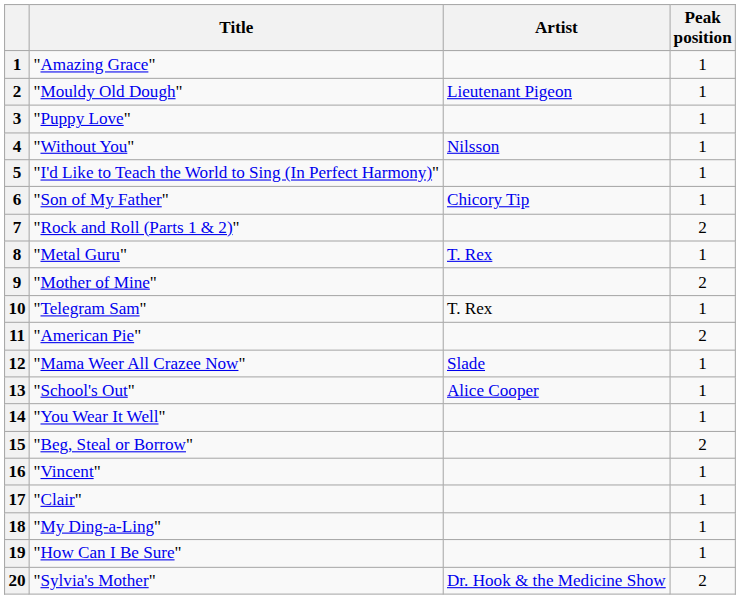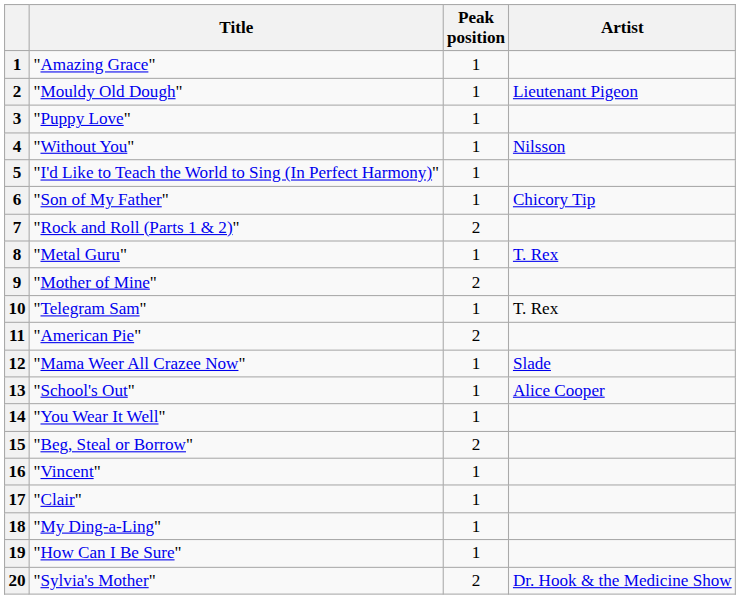columns swapped: (556, 27) <-> (703, 27)
